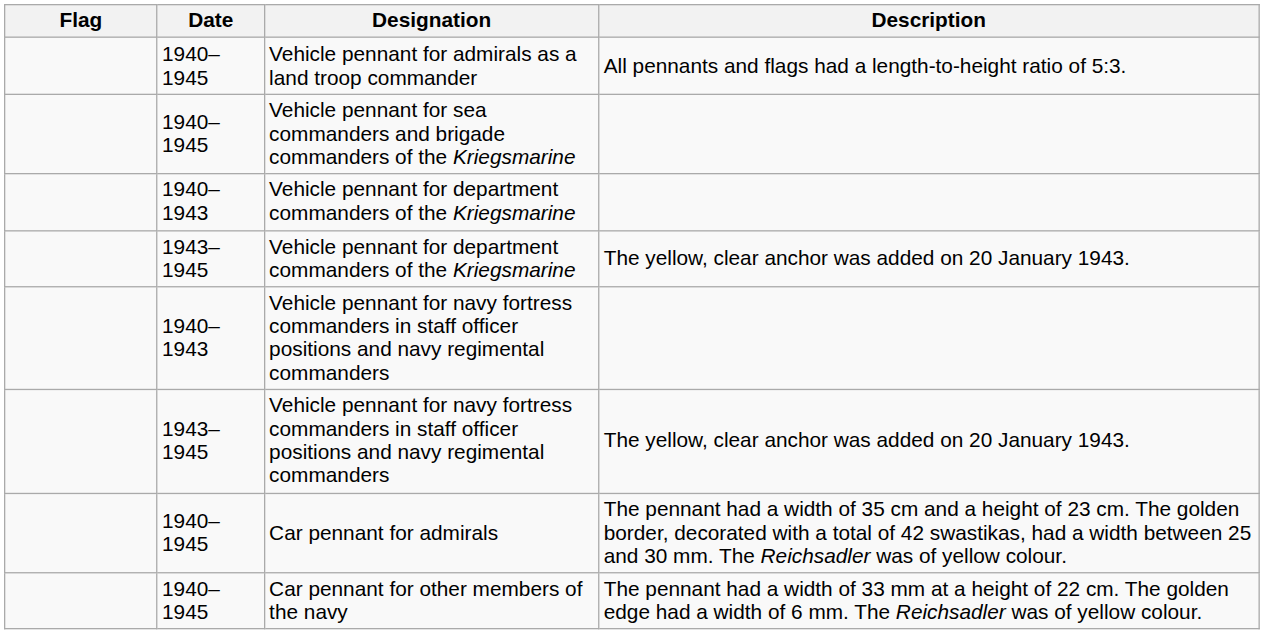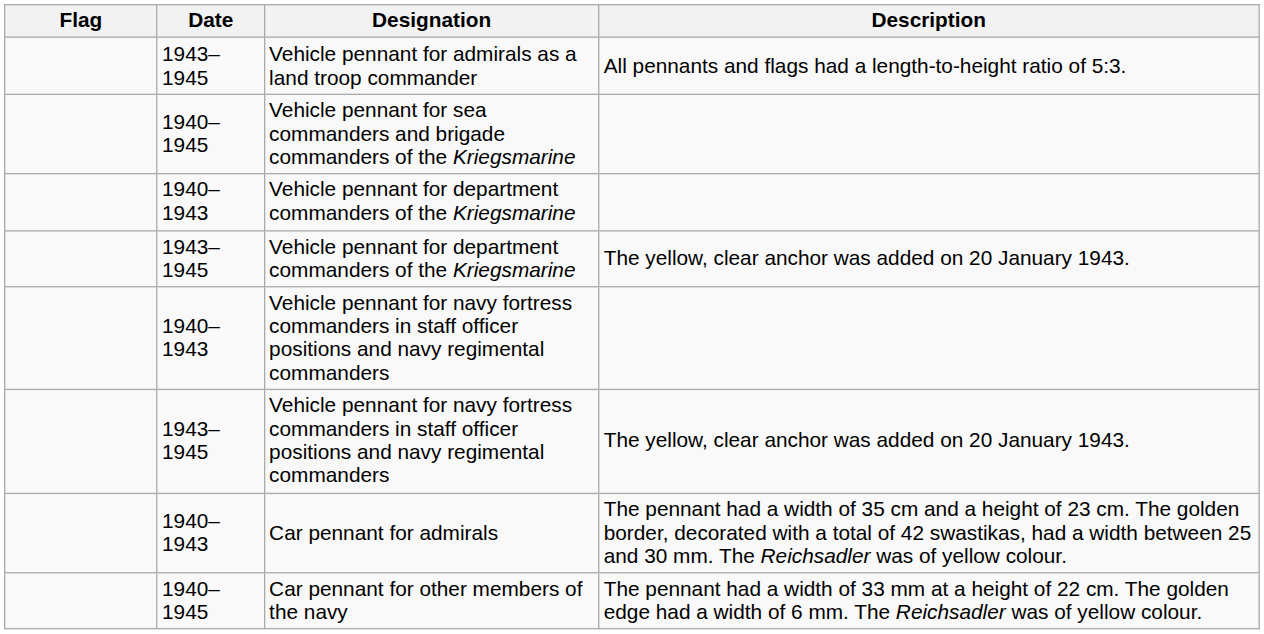(191, 65) 1940–1945 -> (191, 65) 1943–1945
(191, 532) 1940–1945 -> (191, 532) 1940–1943
